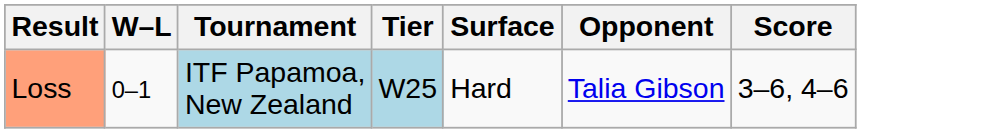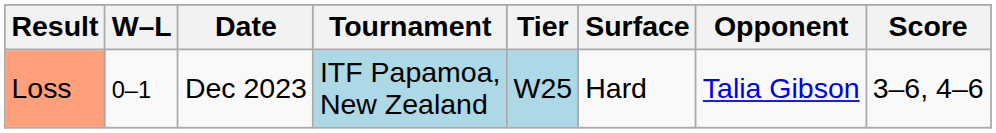+ column: (246, 27)
